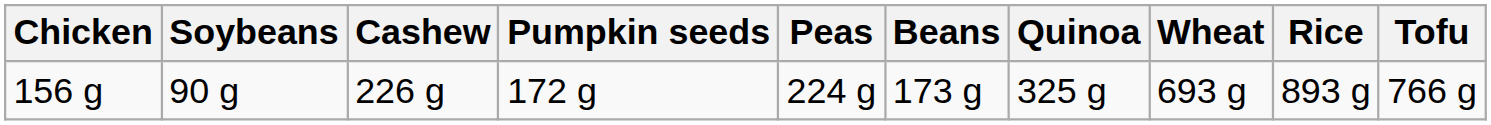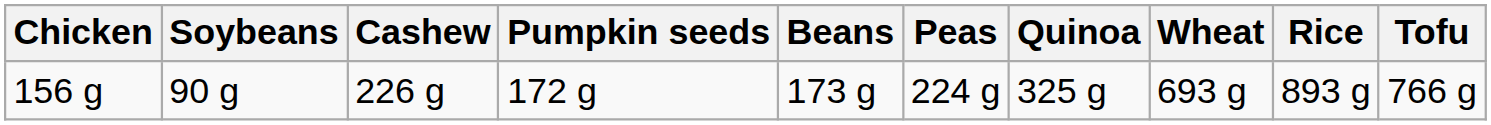columns swapped: (947, 32) <-> (831, 32)
